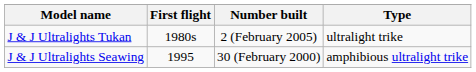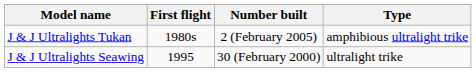(365, 36) ultralight trike -> (397, 36) amphibious ultralight trike
(397, 57) amphibious ultralight trike -> (365, 57) ultralight trike
